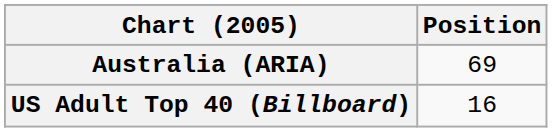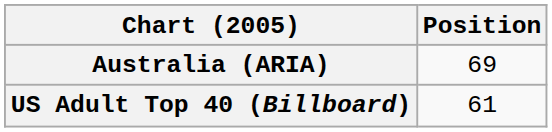(482, 106) 16 -> (482, 106) 61
